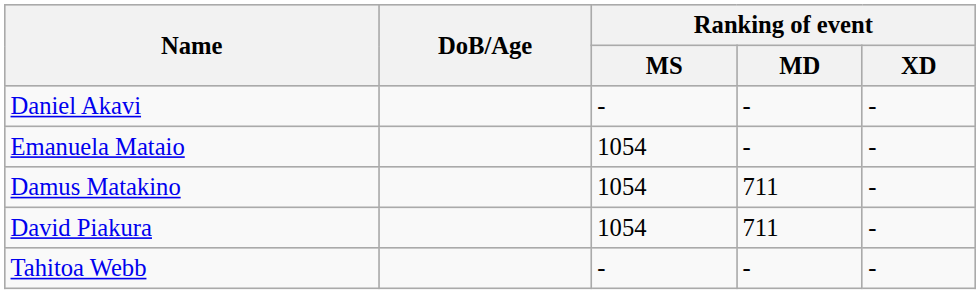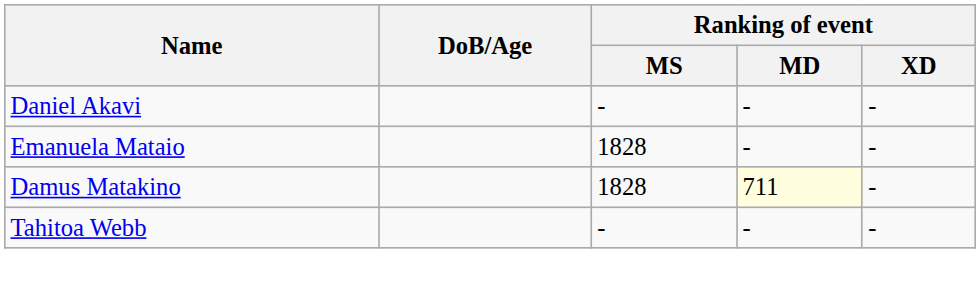(622, 146) 1054 -> (622, 146) 1828
(622, 187) 1054 -> (622, 187) 1828
(761, 187) no background -> (761, 187) lightyellow background
- row: (81, 227)
